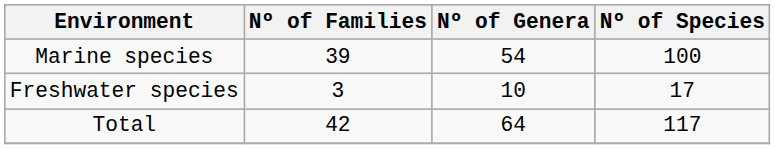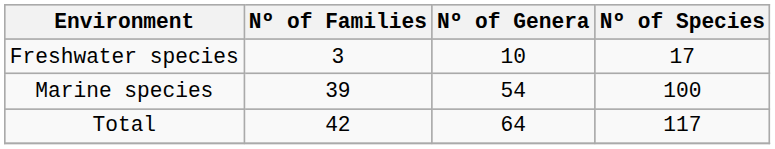rows swapped: (124, 57) <-> (124, 91)
